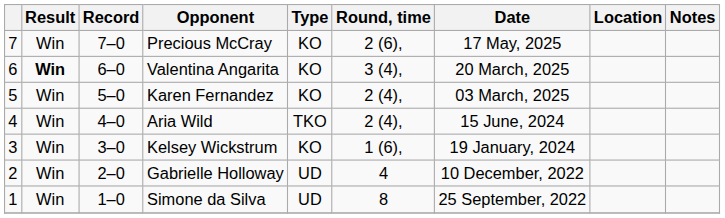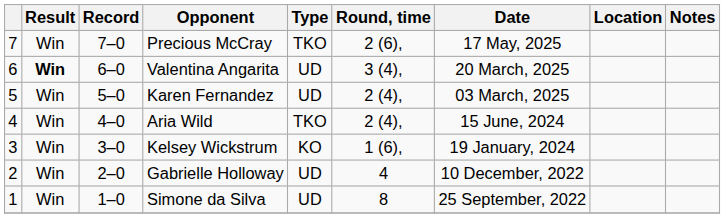(310, 44) KO -> (310, 44) TKO
(310, 70) KO -> (310, 70) UD
(310, 96) KO -> (310, 96) UD
